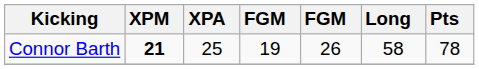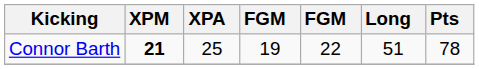(331, 49) 26 -> (331, 49) 22
(393, 49) 58 -> (393, 49) 51
